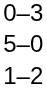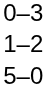rows swapped: (23, 75) <-> (23, 44)
